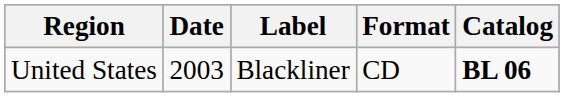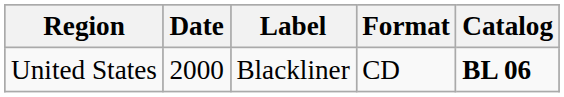(197, 69) 2003 -> (197, 69) 2000
